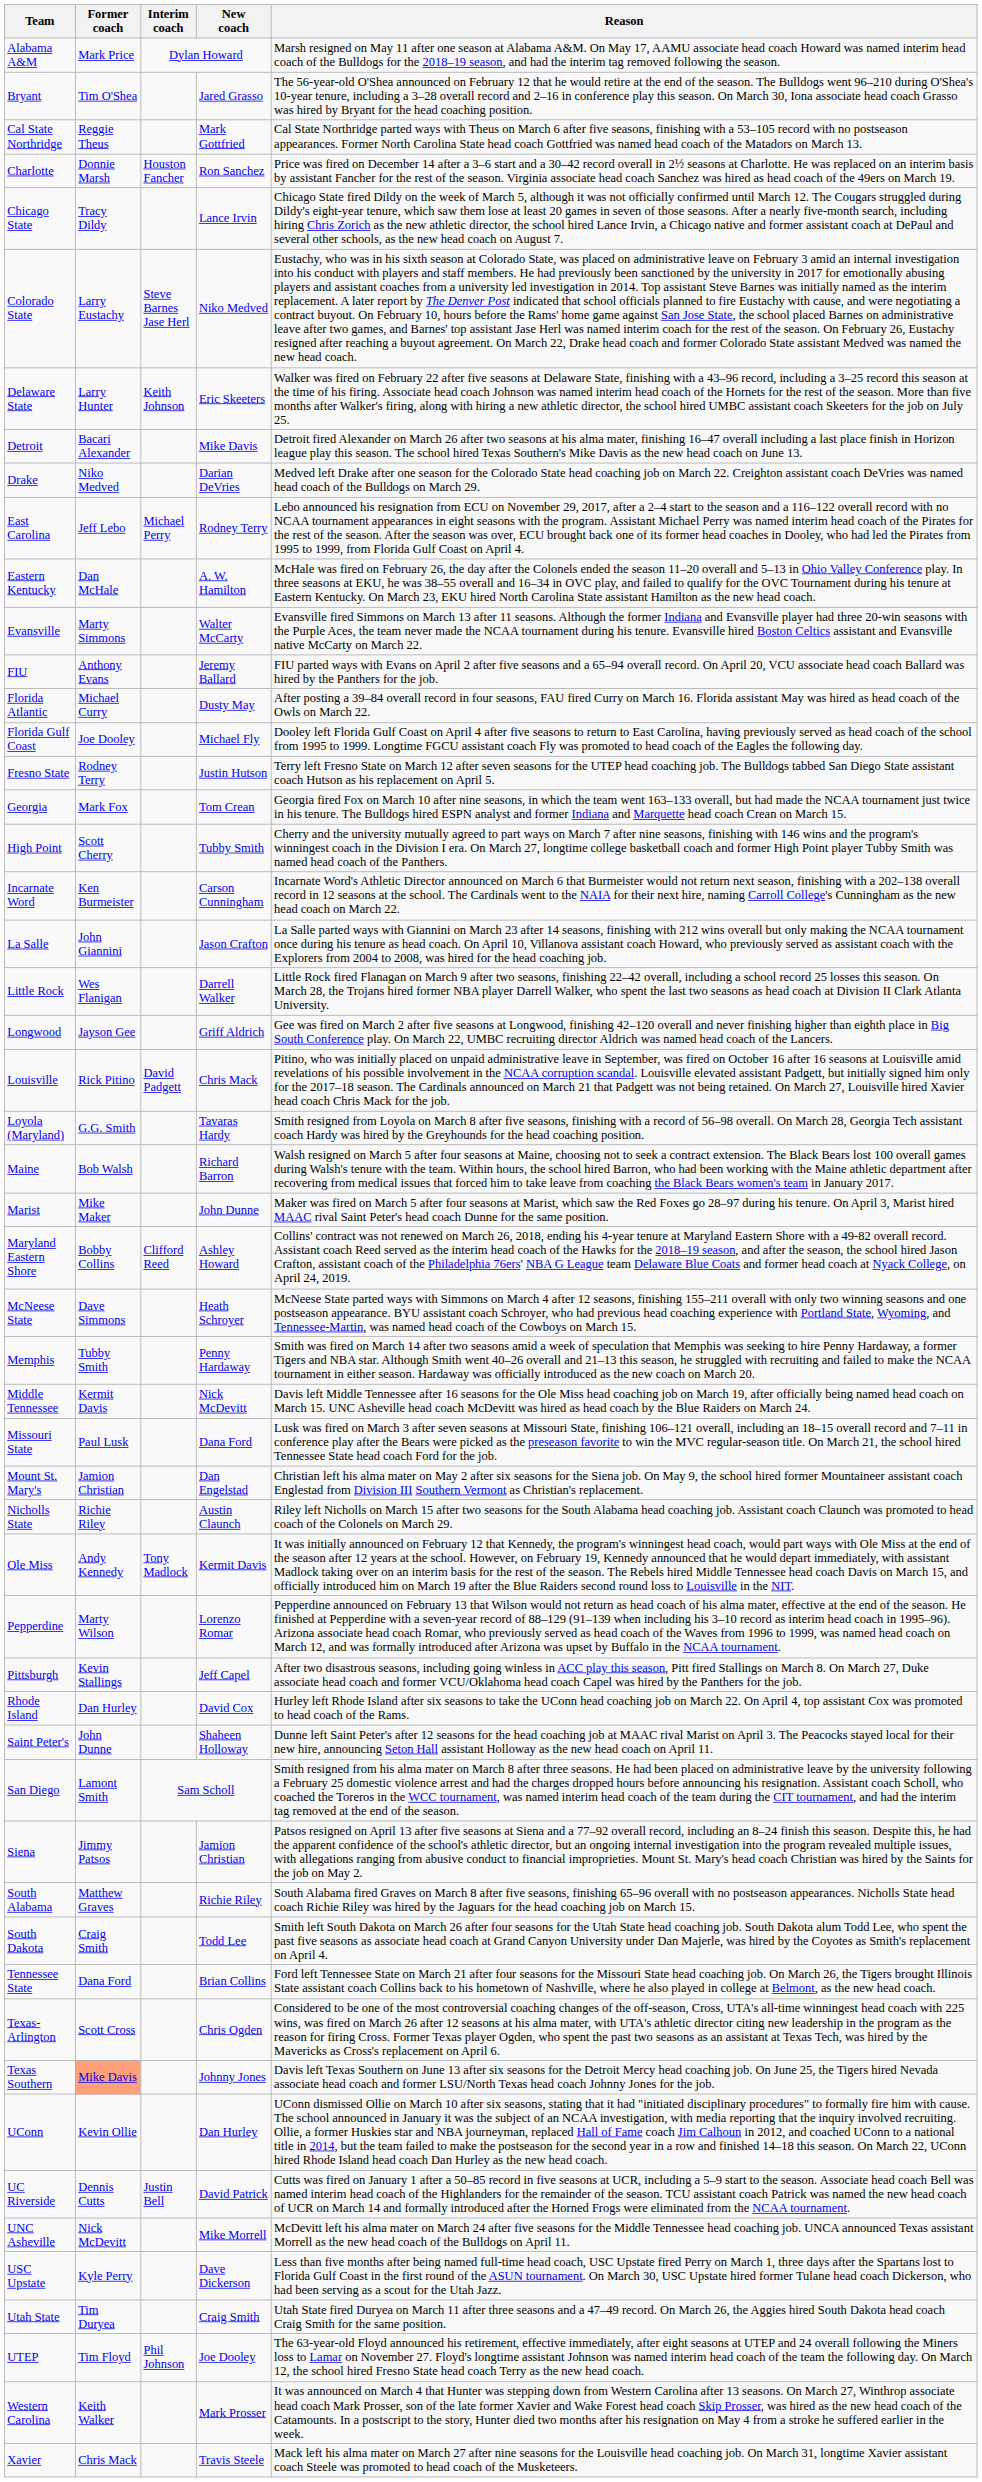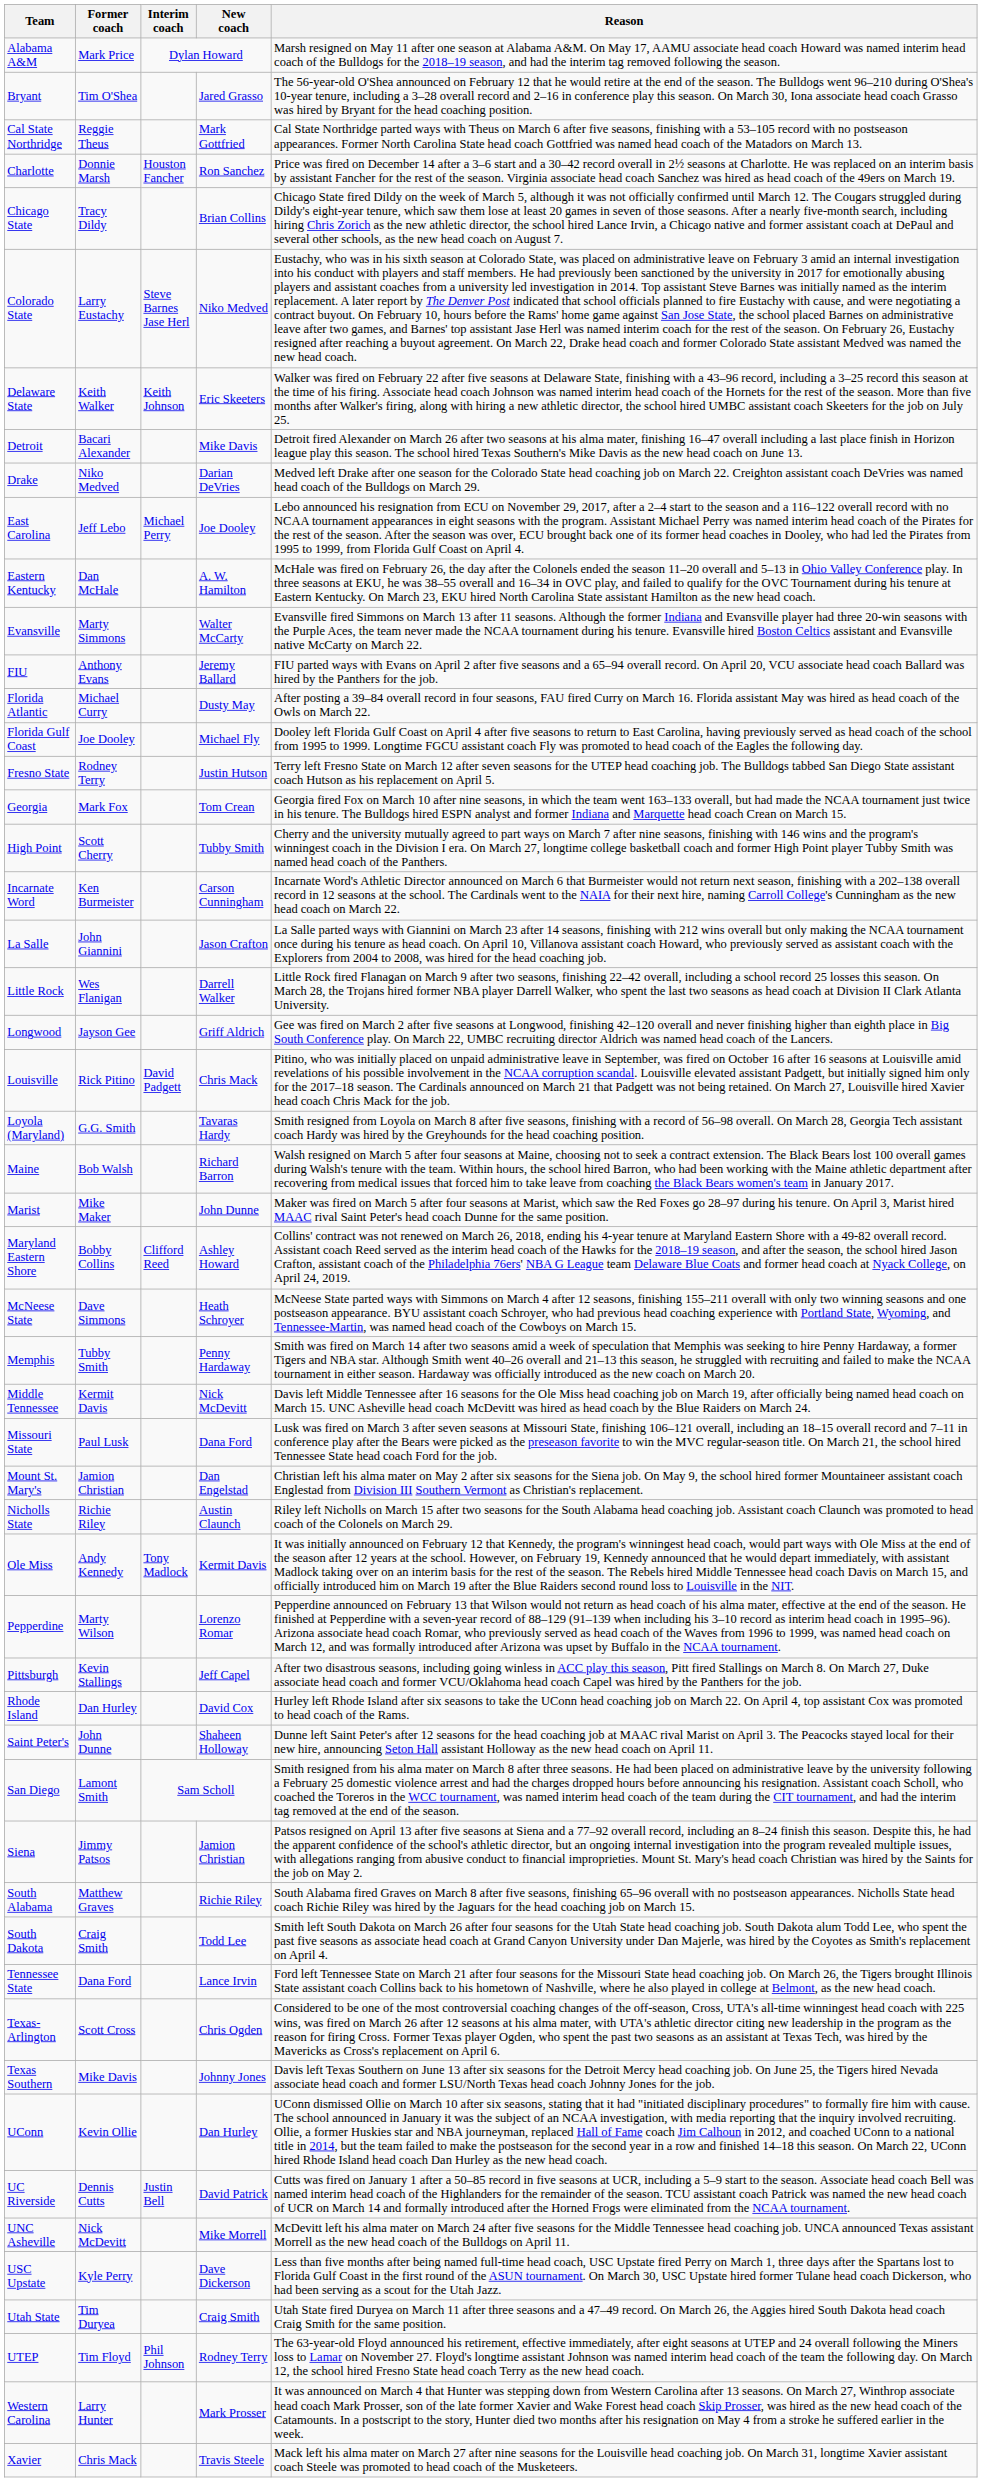(228, 218) Lance Irvin -> (232, 218) Brian Collins
(96, 398) Larry Hunter -> (96, 398) Keith Walker
(233, 528) Rodney Terry -> (227, 528) Joe Dooley
(232, 1981) Brian Collins -> (228, 1981) Lance Irvin
(107, 2077) lightsalmon background -> (107, 2077) no background
(227, 2357) Joe Dooley -> (233, 2357) Rodney Terry
(96, 2412) Keith Walker -> (96, 2412) Larry Hunter
